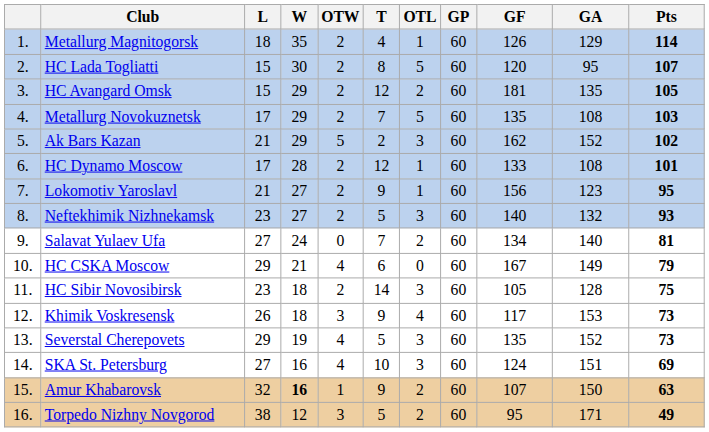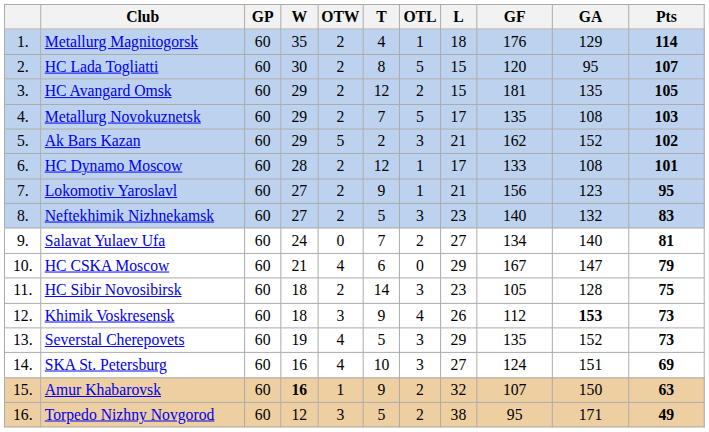columns swapped: (458, 16) <-> (263, 16)
(515, 41) 126 -> (515, 41) 176
(666, 215) 93 -> (666, 215) 83
(591, 265) 149 -> (591, 265) 147
(515, 315) 117 -> (515, 315) 112
(591, 315) normal -> (591, 315) bold
